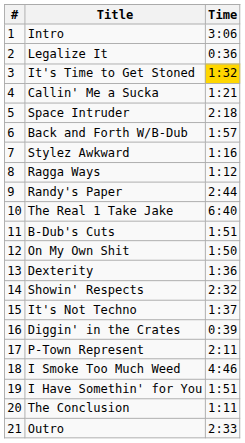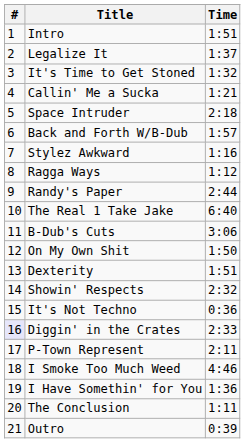(223, 34) 3:06 -> (223, 34) 1:51
(223, 54) 0:36 -> (223, 54) 1:37
(223, 73) gold background -> (223, 73) no background
(223, 231) 1:51 -> (223, 231) 3:06
(223, 270) 1:36 -> (223, 270) 1:51
(223, 310) 1:37 -> (223, 310) 0:36
(15, 330) no background -> (15, 330) lavender background
(223, 330) 0:39 -> (223, 330) 2:33
(223, 389) 1:51 -> (223, 389) 1:36
(223, 428) 2:33 -> (223, 428) 0:39
